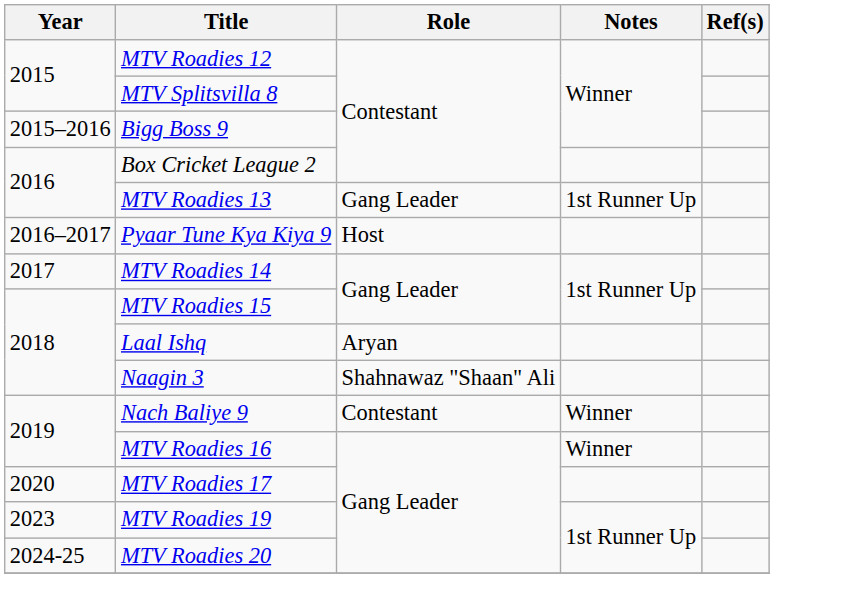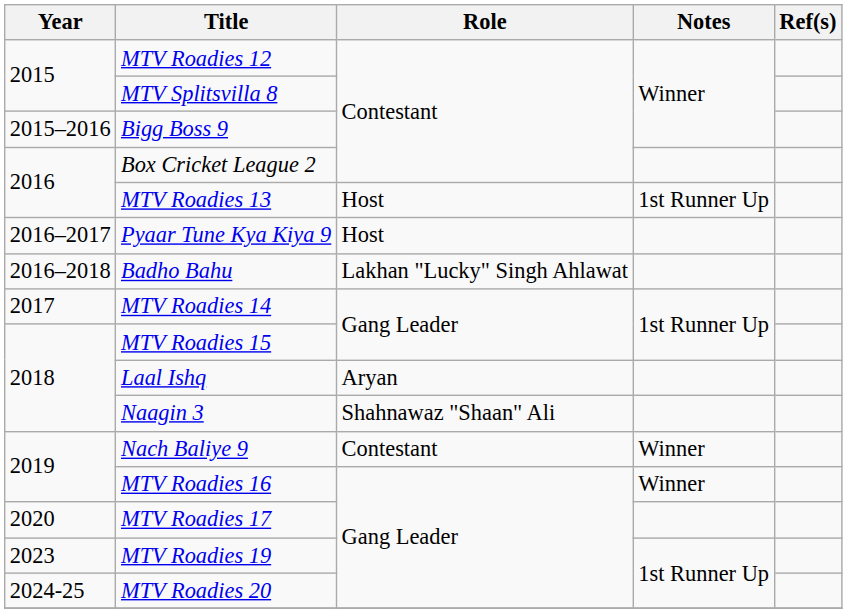(400, 199) Gang Leader -> (363, 199) Host
+ row: (177, 270)
